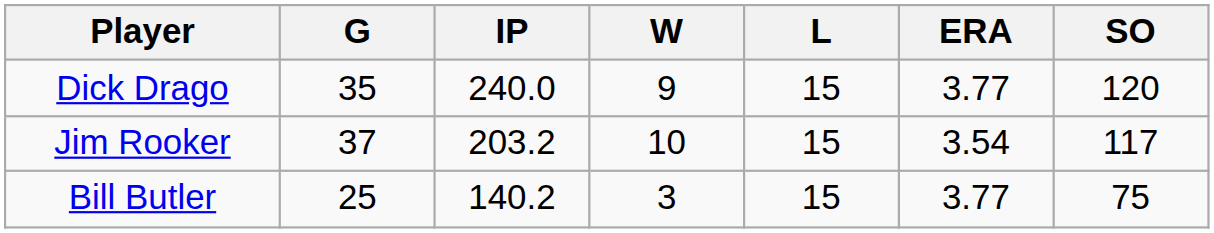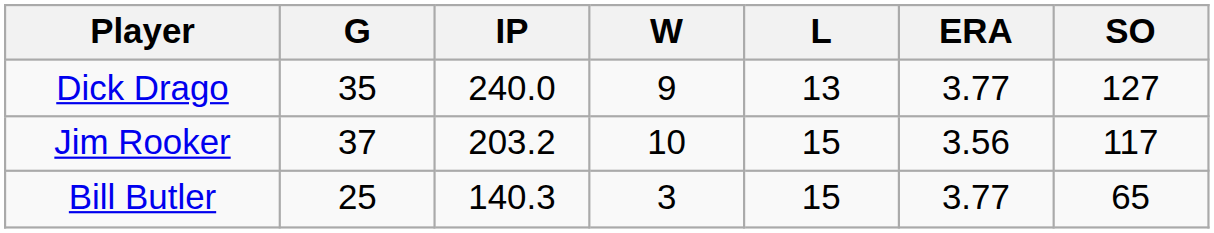(821, 87) 15 -> (821, 87) 13
(1131, 87) 120 -> (1131, 87) 127
(976, 142) 3.54 -> (976, 142) 3.56
(512, 198) 140.2 -> (512, 198) 140.3
(1131, 198) 75 -> (1131, 198) 65
